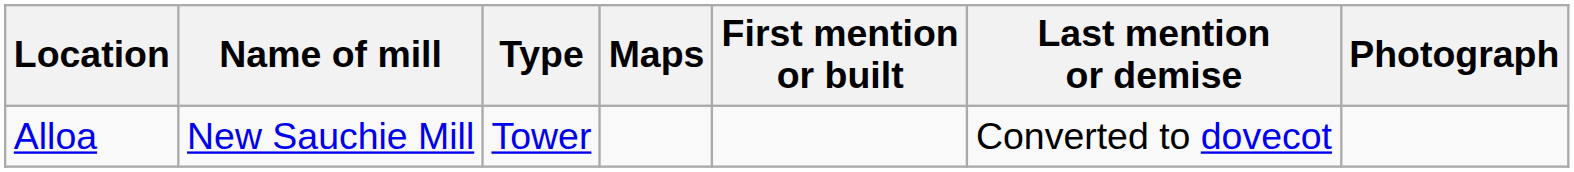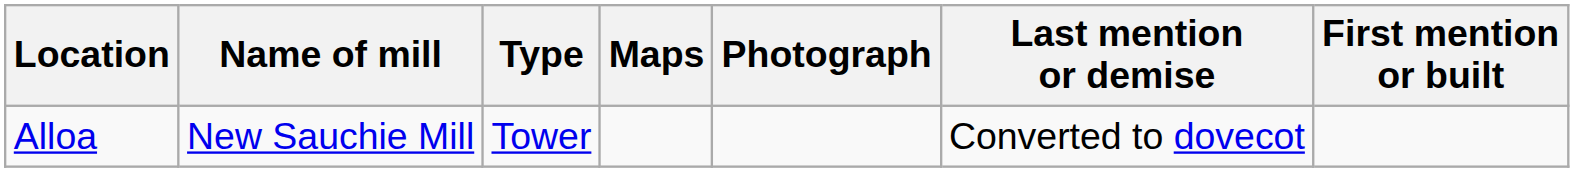columns swapped: (840, 55) <-> (1454, 55)
